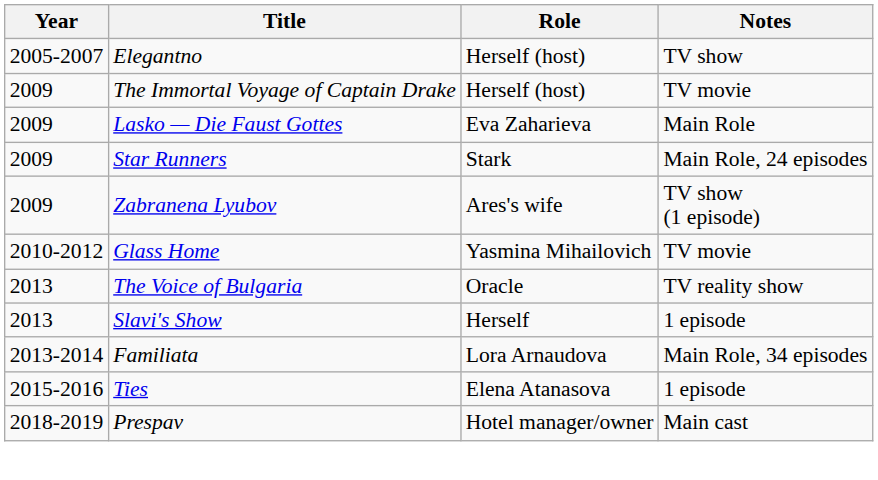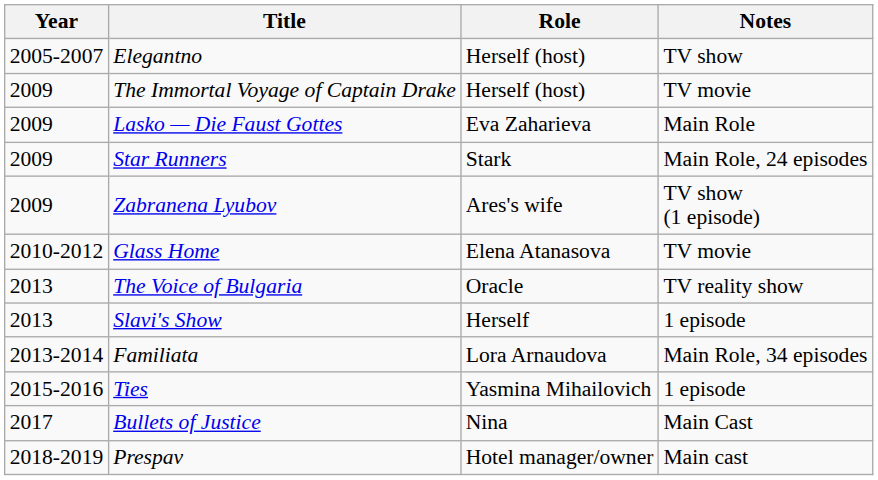(559, 251) Yasmina Mihailovich -> (538, 251) Elena Atanasova
(538, 388) Elena Atanasova -> (559, 388) Yasmina Mihailovich
+ row: (187, 422)
